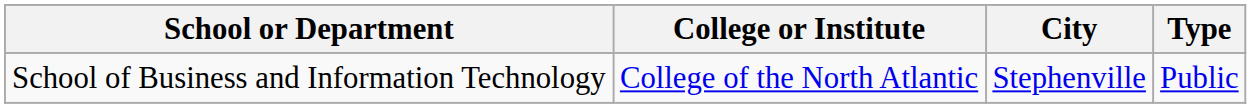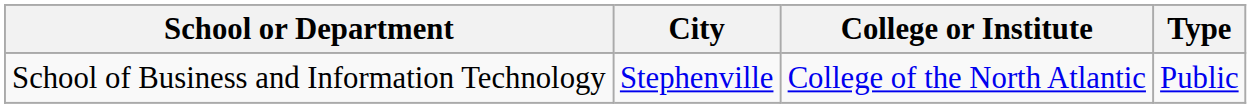columns swapped: (799, 28) <-> (1069, 28)
